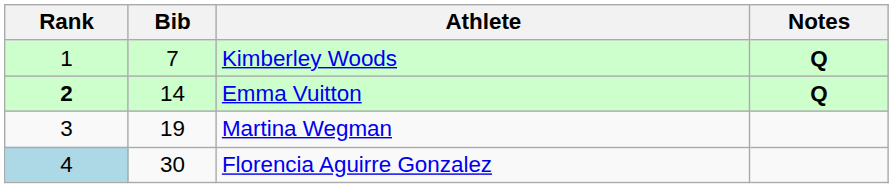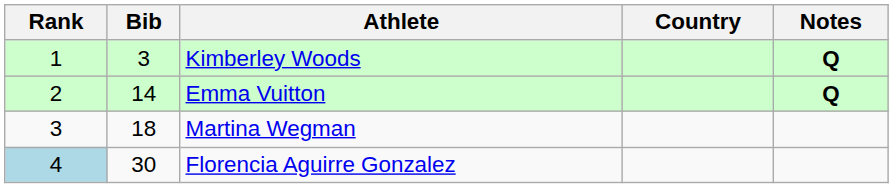+ column: (698, 22)
(173, 57) 7 -> (144, 57) 3
(67, 93) bold -> (56, 93) normal
(173, 128) 19 -> (144, 128) 18
